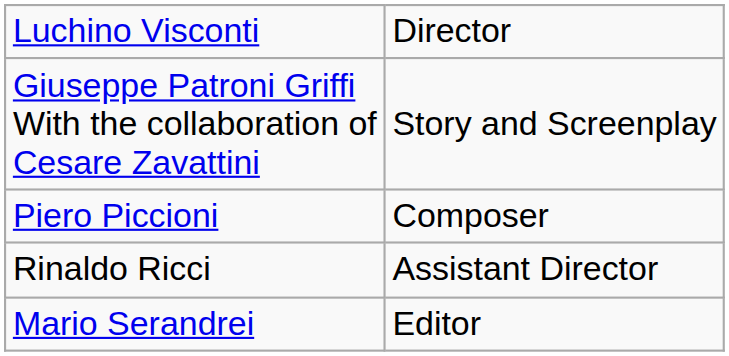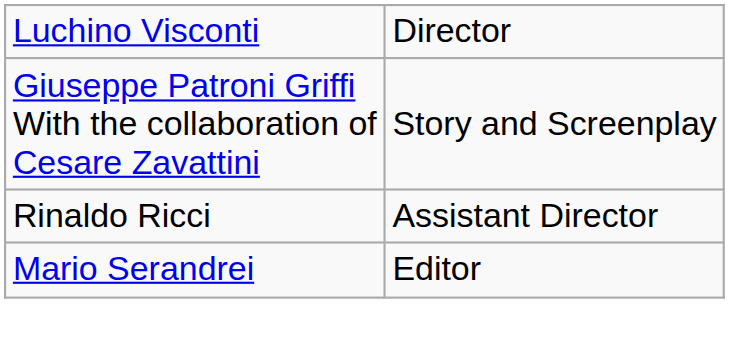- row: (116, 215)
